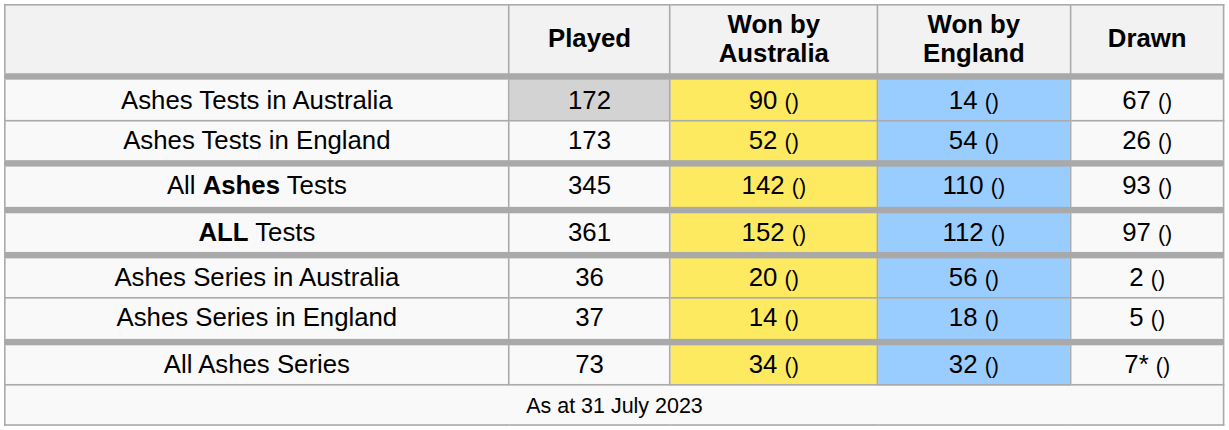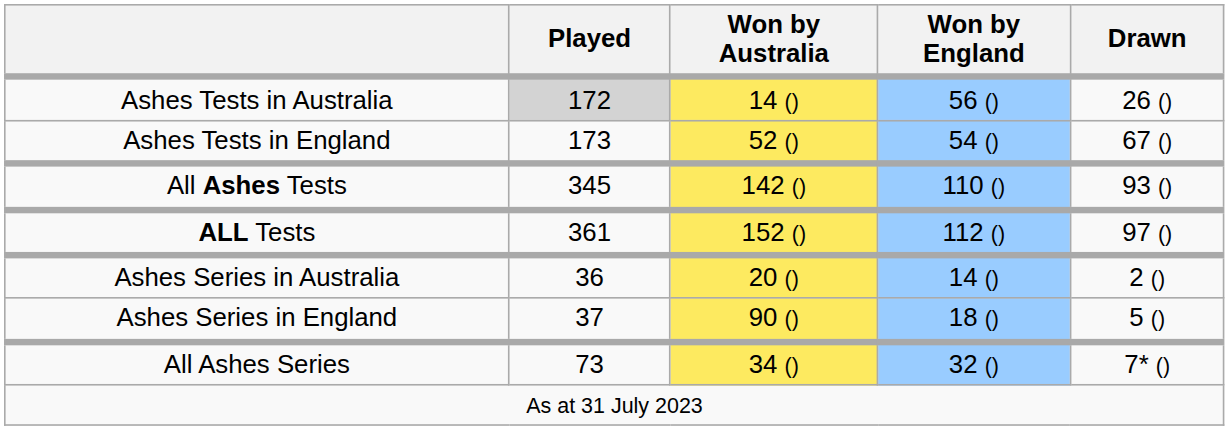(774, 99) 90 () -> (774, 99) 14 ()
(974, 99) 14 () -> (974, 99) 56 ()
(1147, 99) 67 () -> (1147, 99) 26 ()
(1147, 140) 26 () -> (1147, 140) 67 ()
(974, 277) 56 () -> (974, 277) 14 ()
(774, 318) 14 () -> (774, 318) 90 ()
